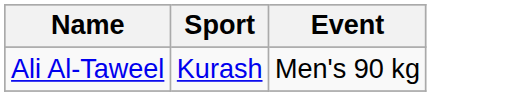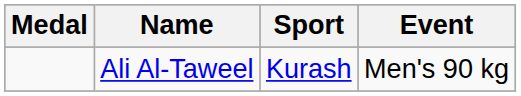+ column: (49, 25)
